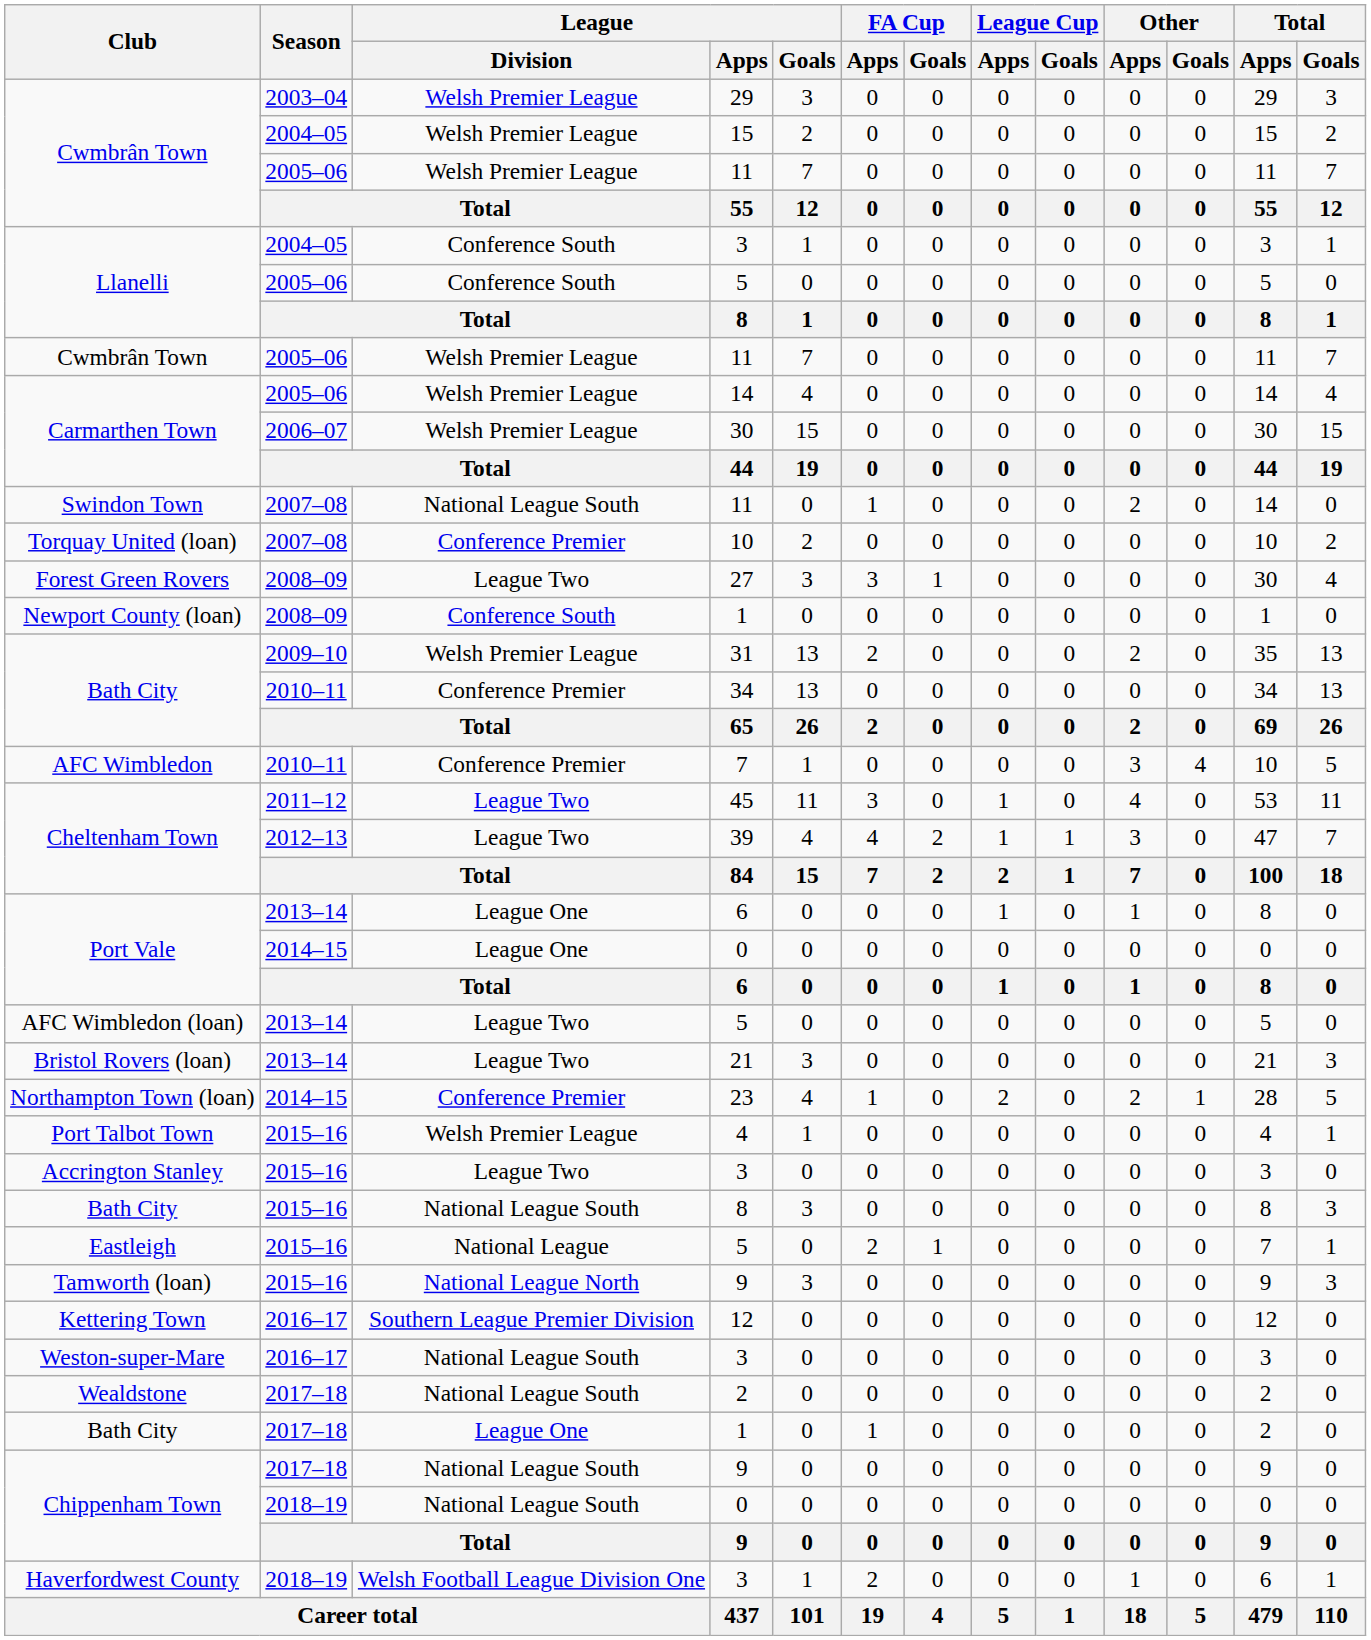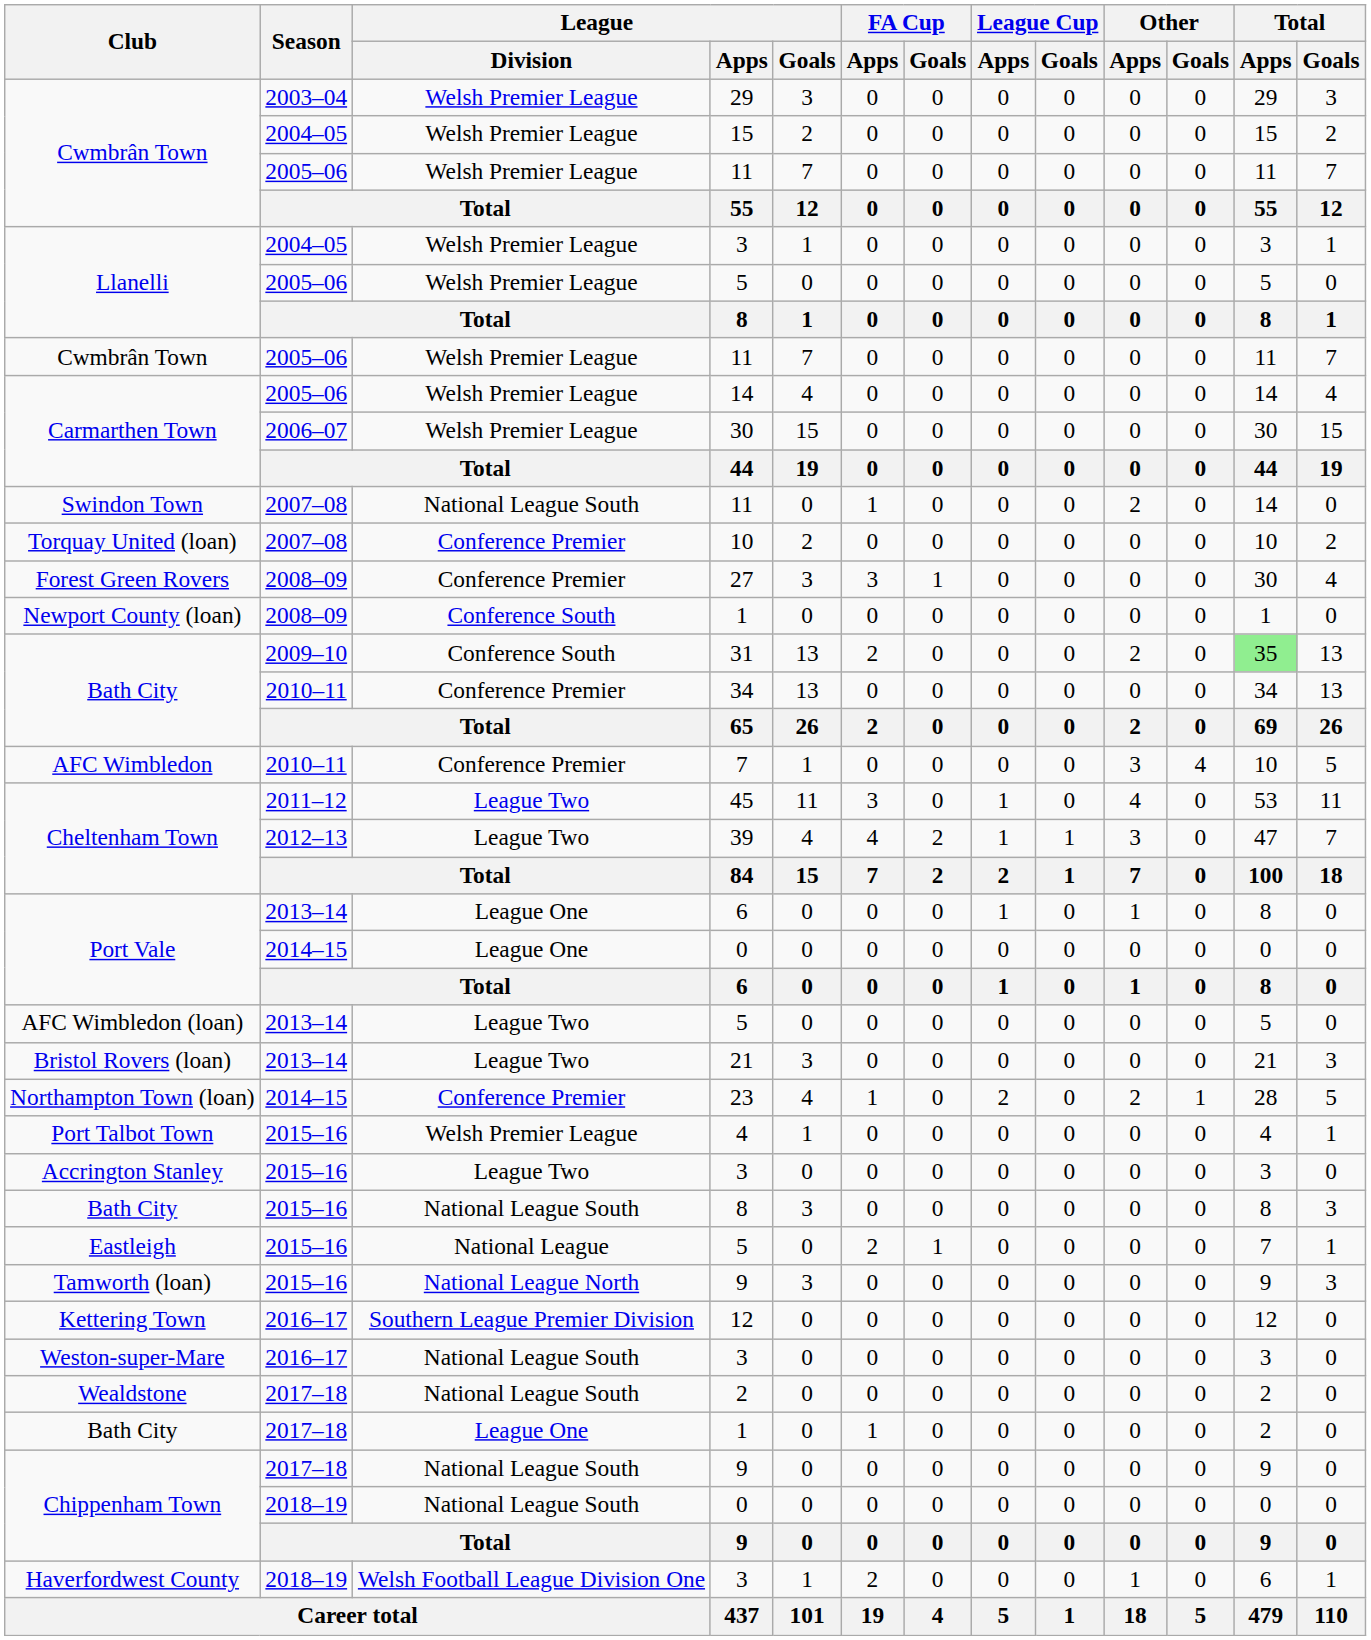(531, 245) Conference South -> (531, 245) Welsh Premier League
(531, 282) Conference South -> (531, 282) Welsh Premier League
(531, 578) League Two -> (531, 578) Conference Premier
(531, 652) Welsh Premier League -> (531, 652) Conference South
(1266, 652) no background -> (1266, 652) lightgreen background
